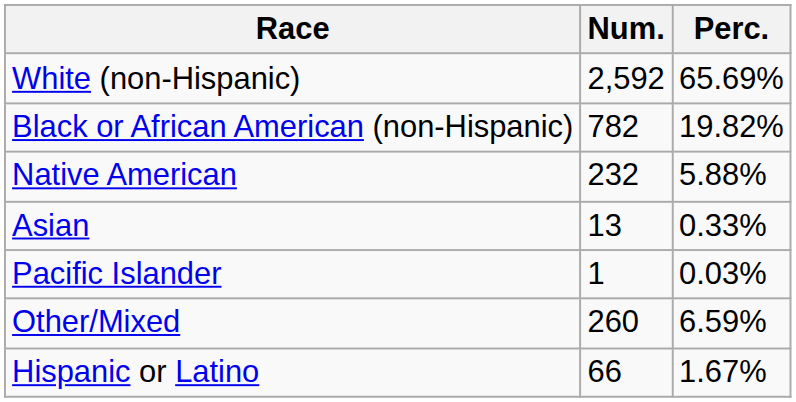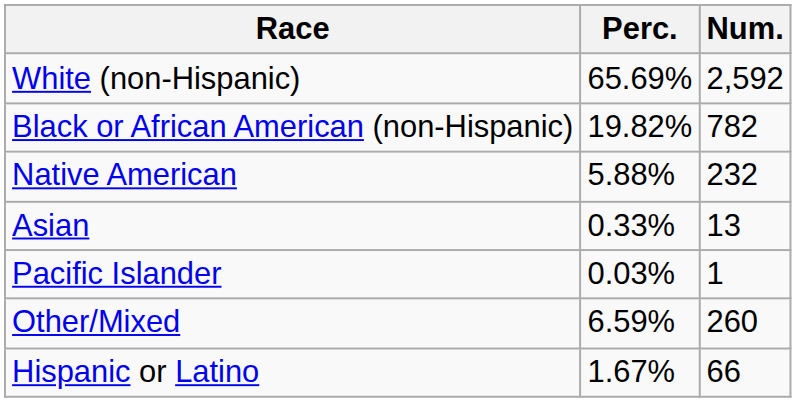columns swapped: (626, 28) <-> (731, 28)
